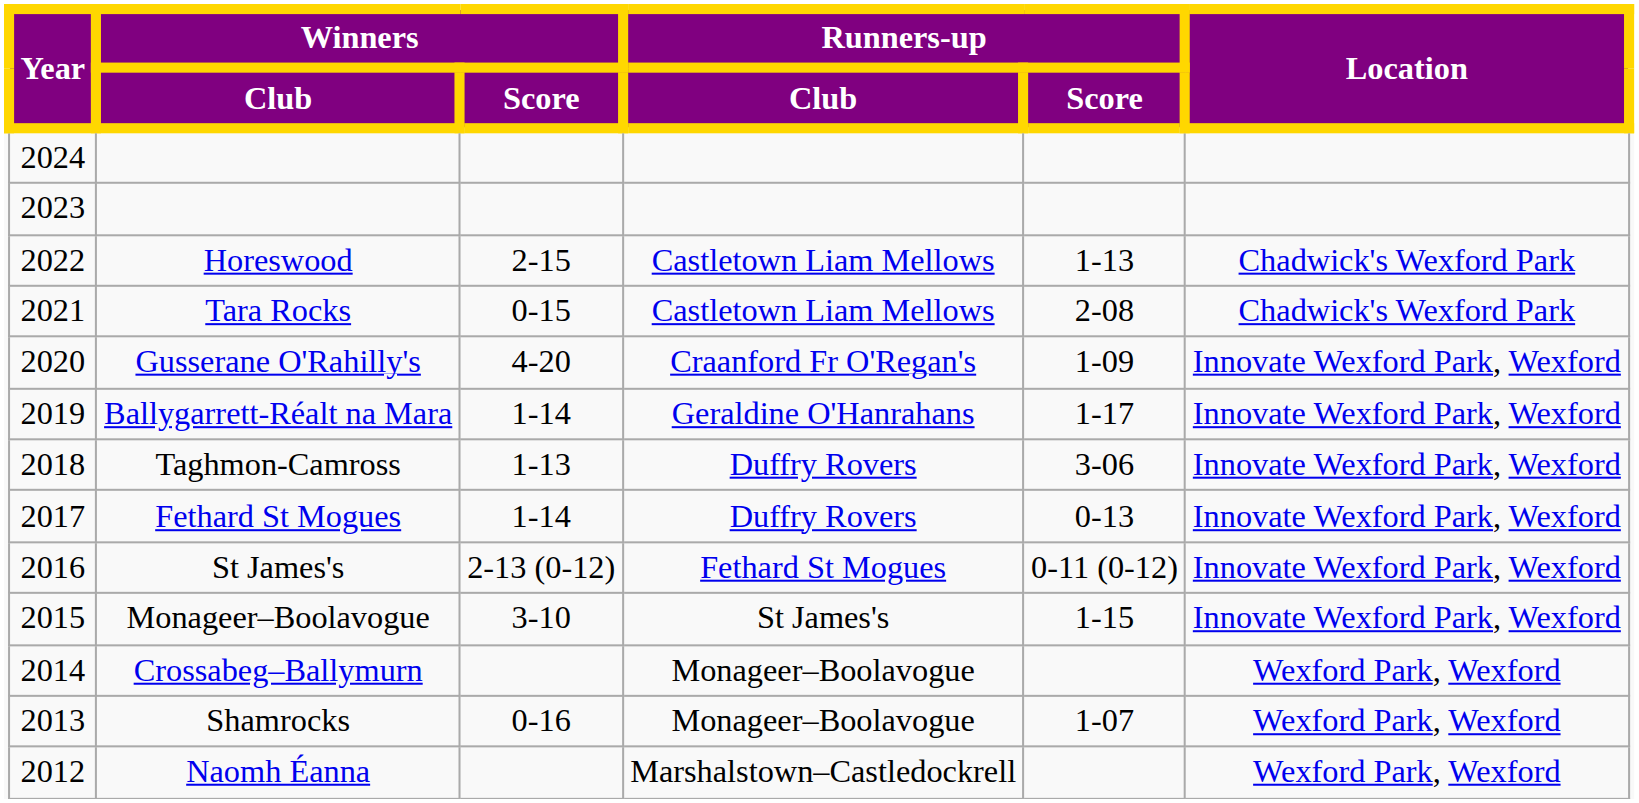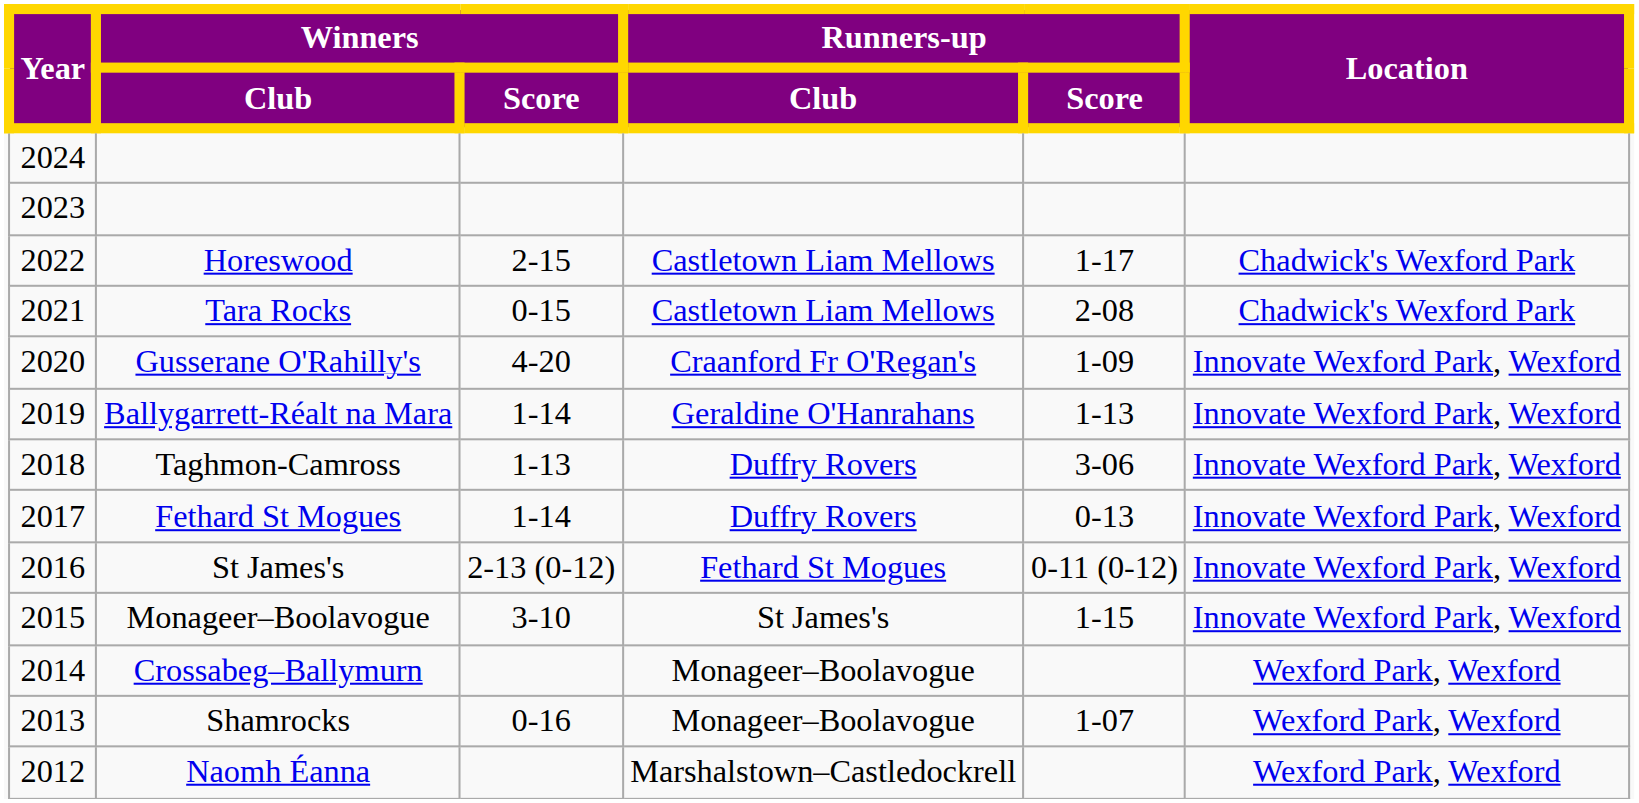(1104, 259) 1-13 -> (1104, 259) 1-17
(1104, 413) 1-17 -> (1104, 413) 1-13
